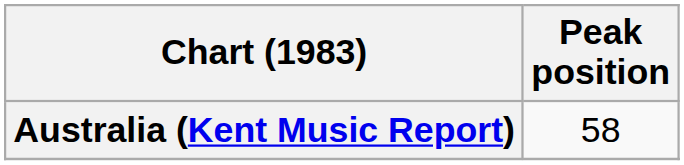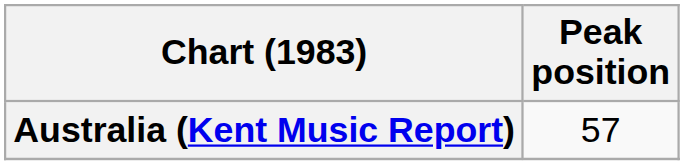(601, 129) 58 -> (601, 129) 57
